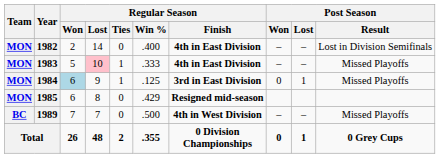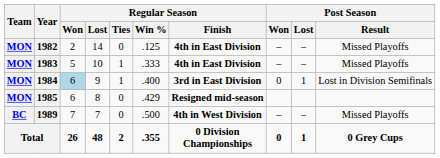(151, 47) .400 -> (151, 47) .125
(375, 47) Lost in Division Semifinals -> (375, 47) Missed Playoffs
(97, 64) pink background -> (97, 64) no background
(151, 81) .125 -> (151, 81) .400
(375, 81) Missed Playoffs -> (375, 81) Lost in Division Semifinals
